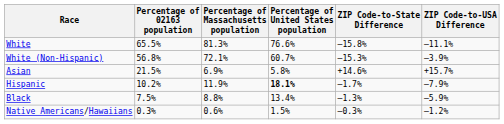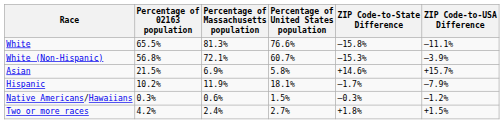(283, 84) bold -> (283, 84) normal
- row: (18, 98)
+ row: (48, 112)
